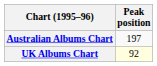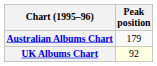(134, 38) 197 -> (134, 38) 179
